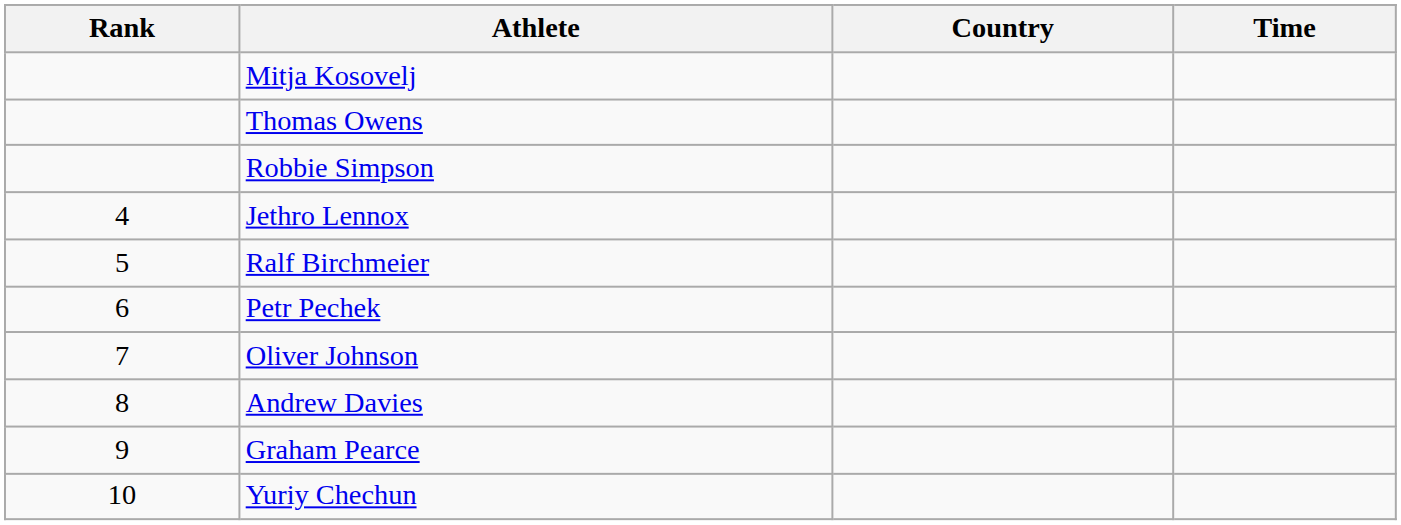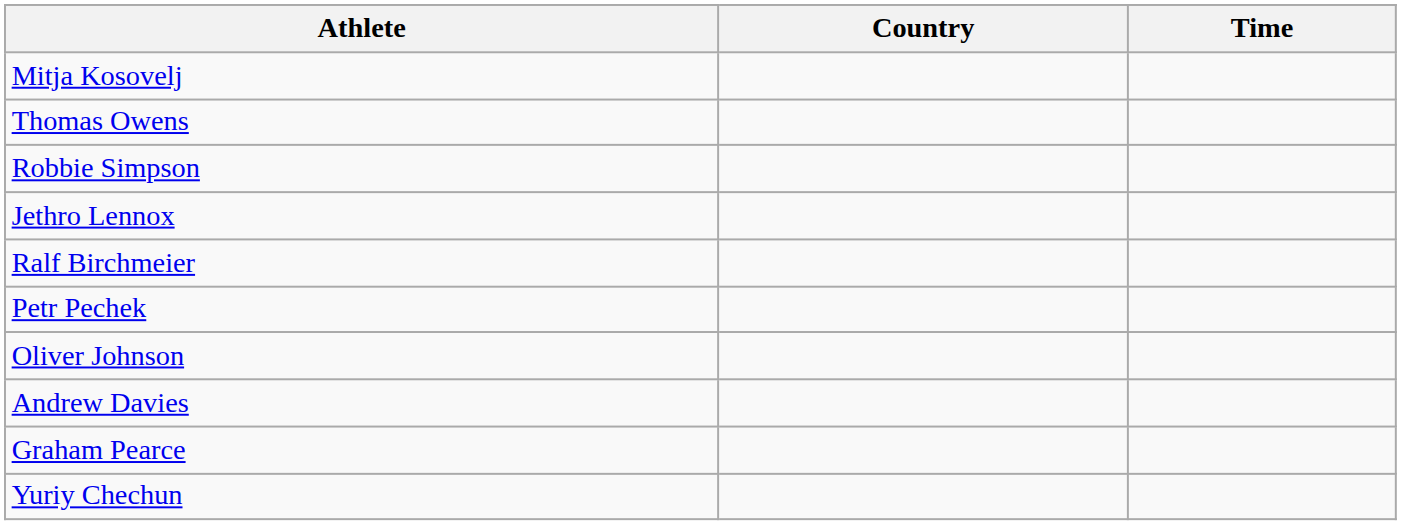- column: (122, 28)
